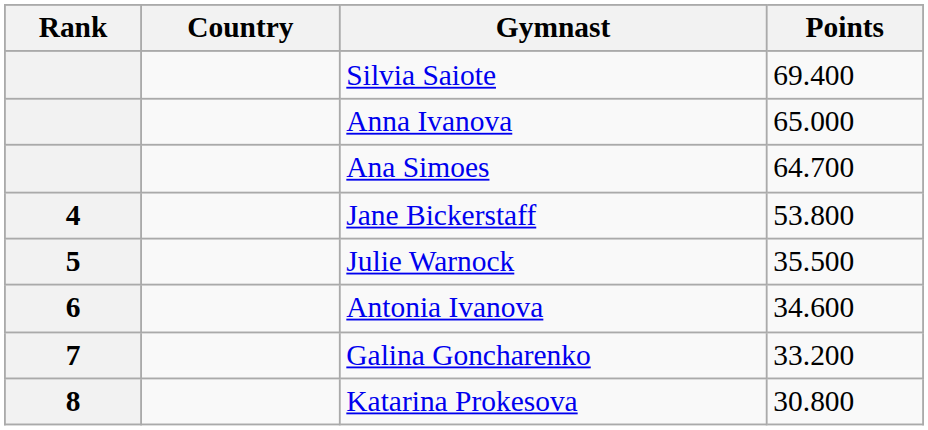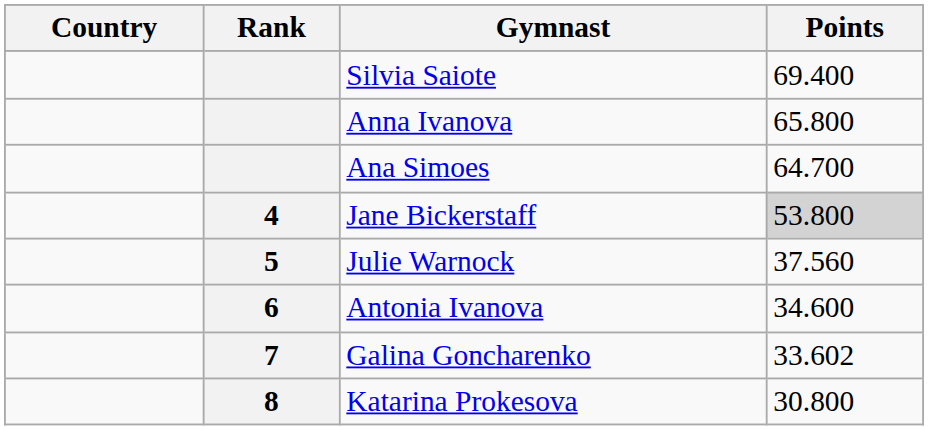columns swapped: (73, 27) <-> (240, 27)
(814, 121) 65.000 -> (814, 121) 65.800
(814, 214) no background -> (814, 214) lightgrey background
(814, 261) 35.500 -> (814, 261) 37.560
(814, 354) 33.200 -> (814, 354) 33.602
